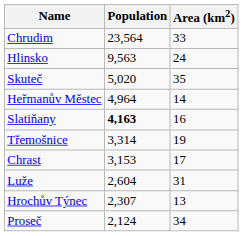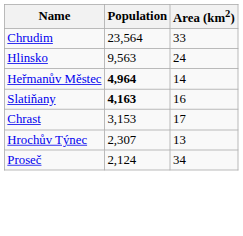- row: (25, 79)
(122, 99) normal -> (122, 79) bold
- row: (38, 139)
- row: (20, 180)
